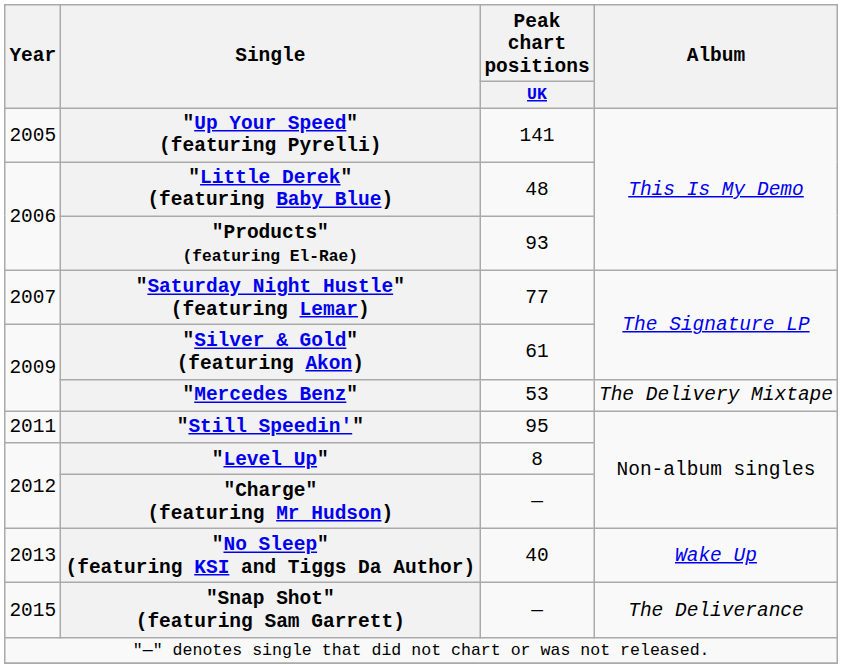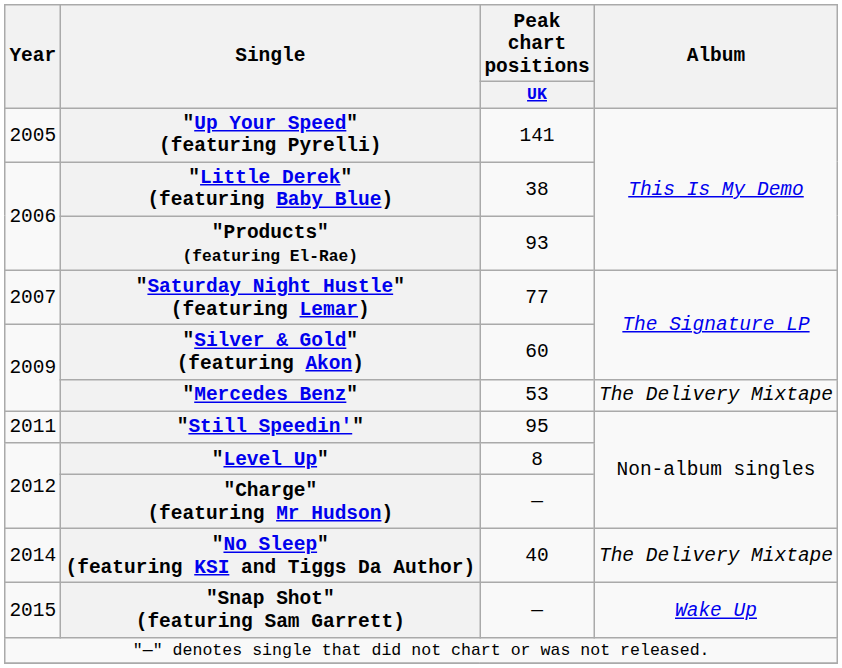(537, 189) 48 -> (537, 189) 38
(537, 352) 61 -> (537, 352) 60
(33, 556) 2013 -> (33, 556) 2014
(716, 556) Wake Up -> (716, 556) The Delivery Mixtape
(716, 610) The Deliverance -> (716, 610) Wake Up
